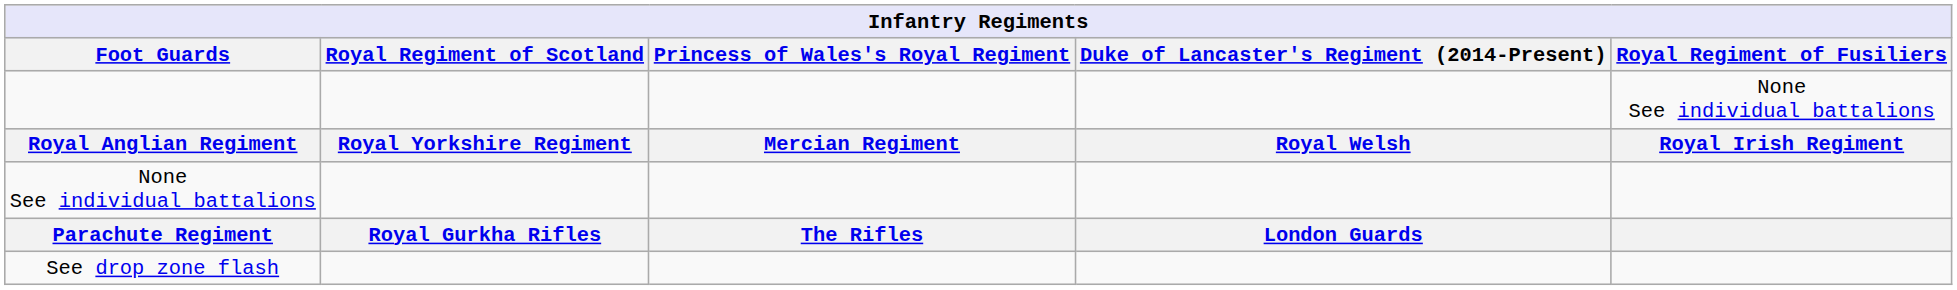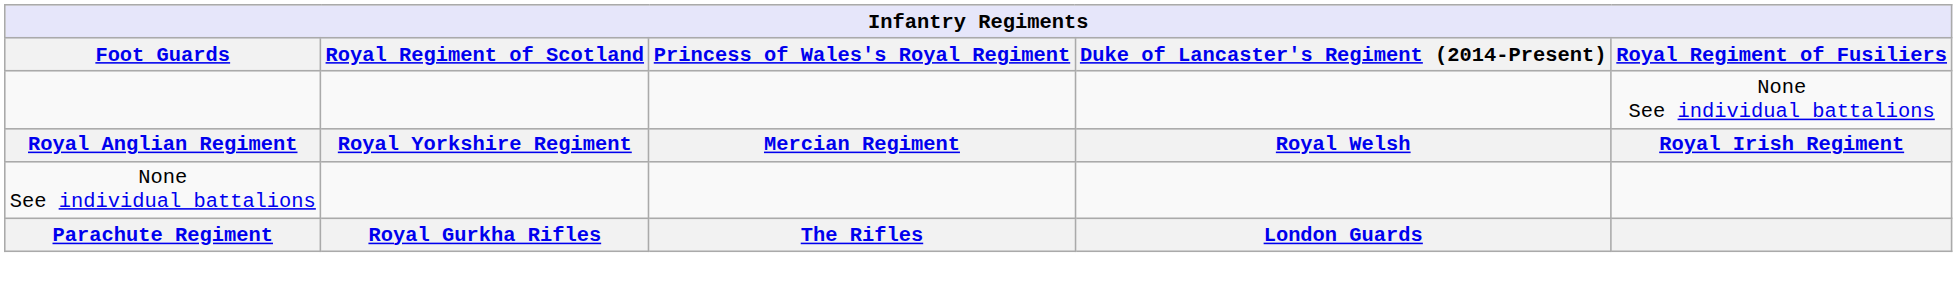- row: (163, 268)
